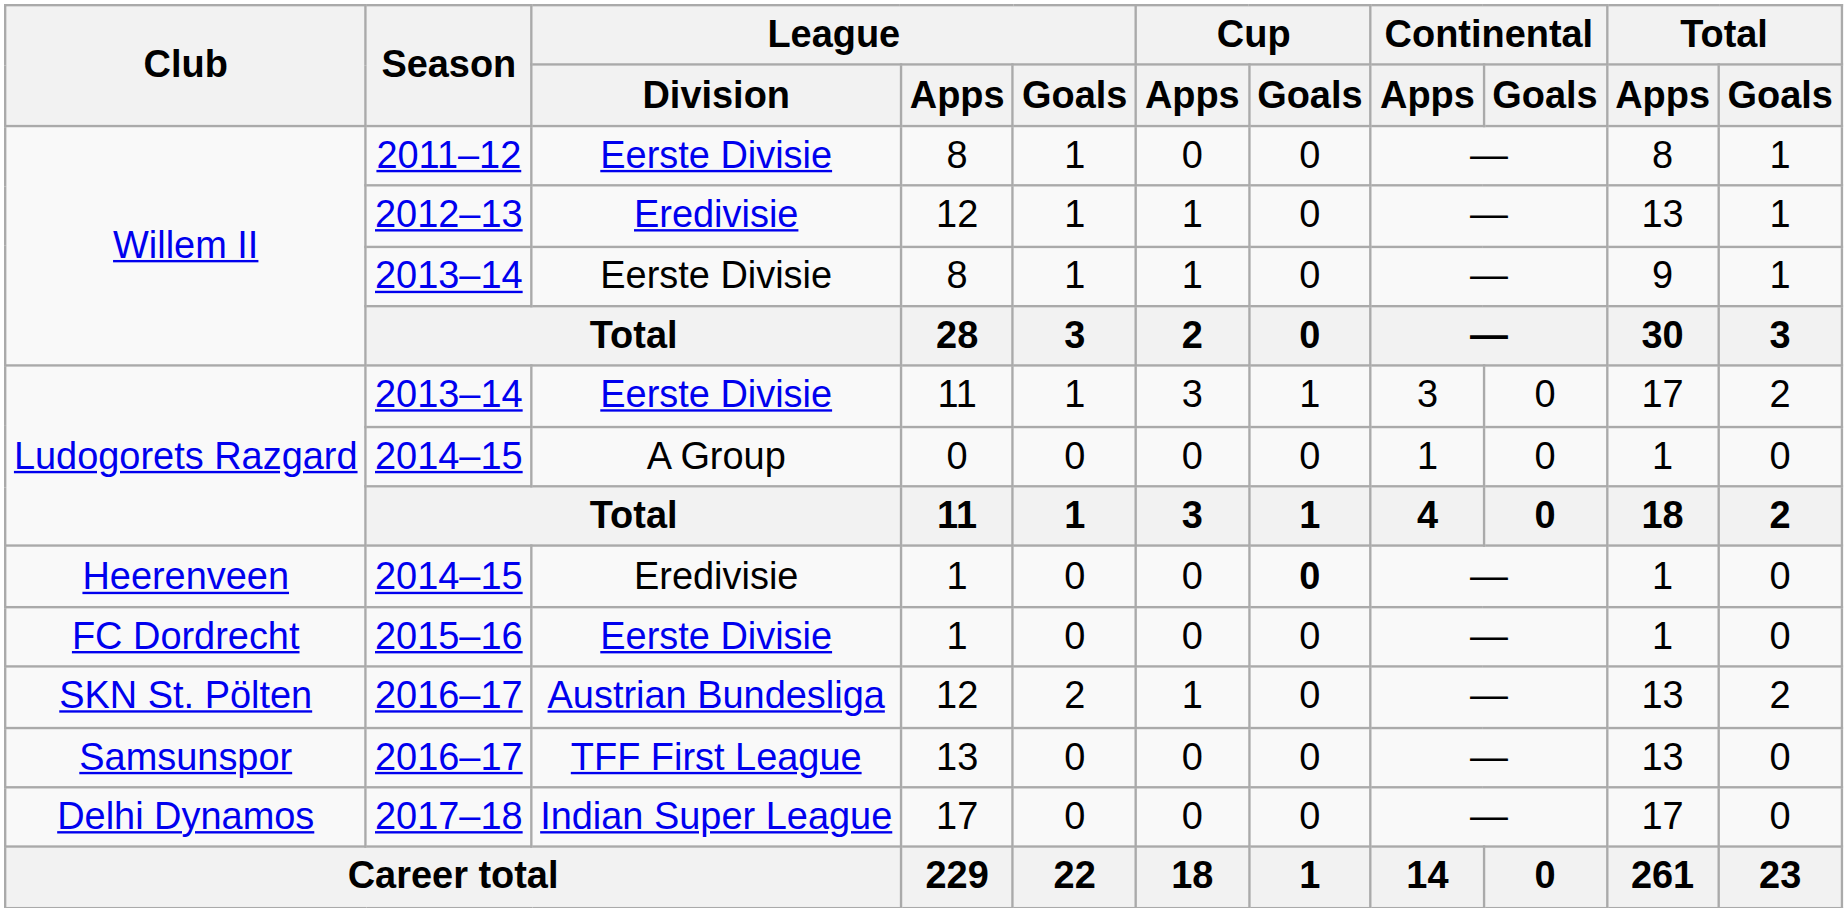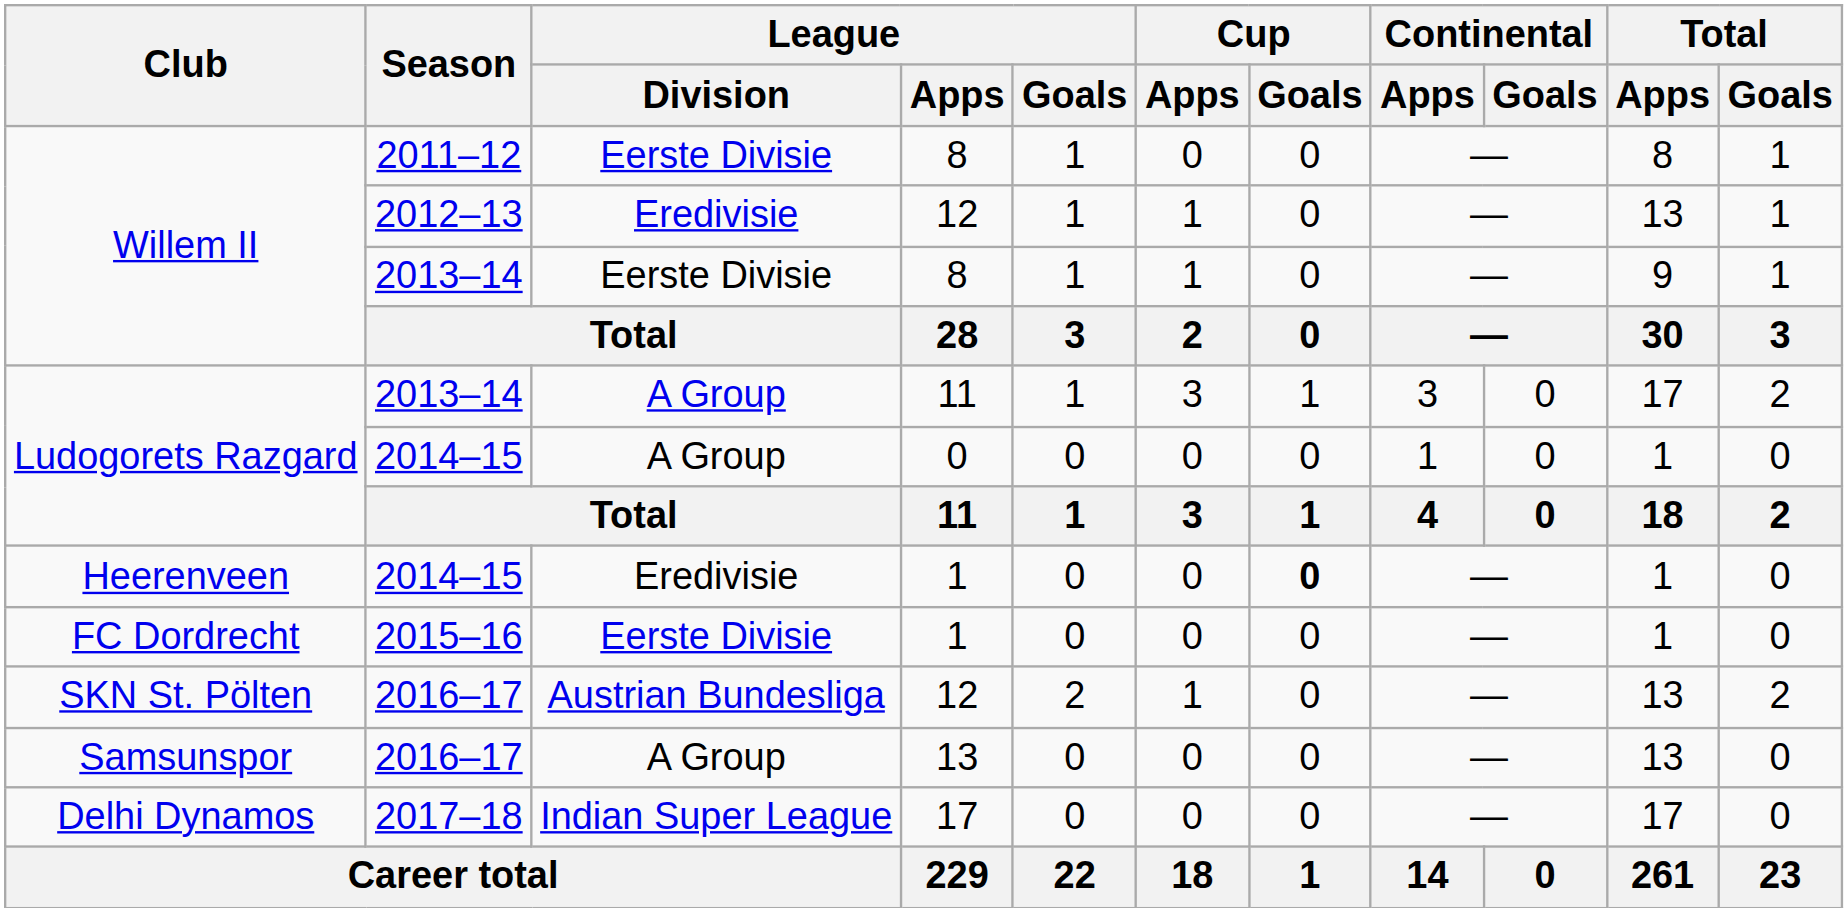(716, 395) Eerste Divisie -> (716, 395) A Group
(716, 756) TFF First League -> (716, 756) A Group
